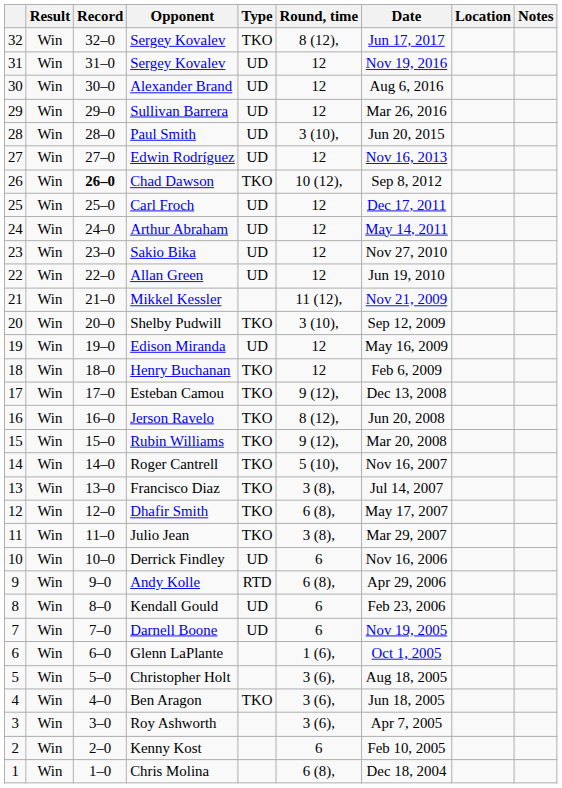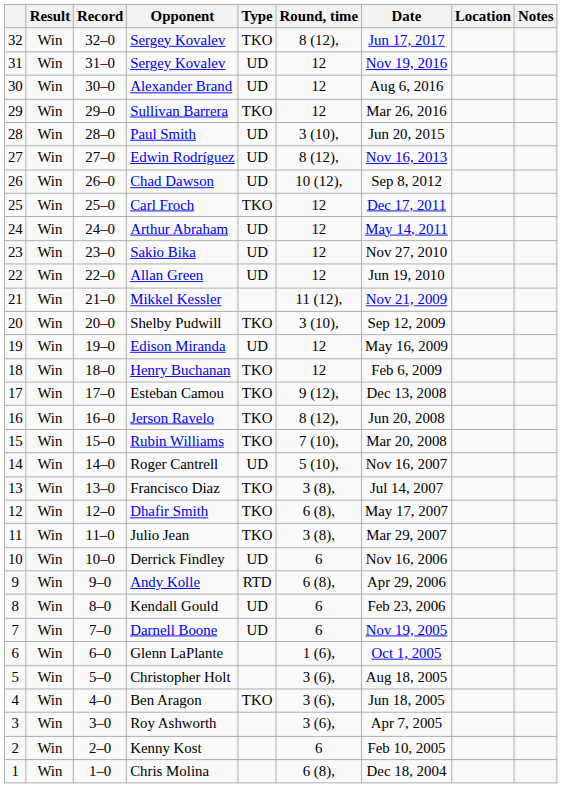(257, 110) UD -> (257, 110) TKO
(319, 157) 12 -> (319, 157) 8 (12),
(100, 181) bold -> (100, 181) normal
(257, 181) TKO -> (257, 181) UD
(257, 205) UD -> (257, 205) TKO
(319, 441) 9 (12), -> (319, 441) 7 (10),
(257, 464) TKO -> (257, 464) UD
